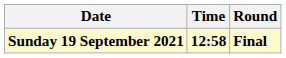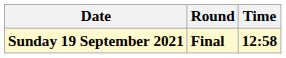columns swapped: (209, 16) <-> (255, 16)
